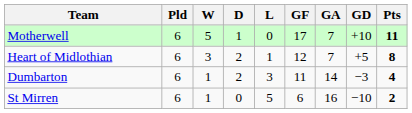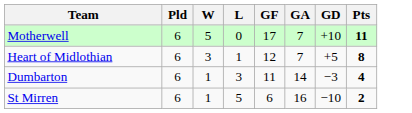- column: (239, 14)
